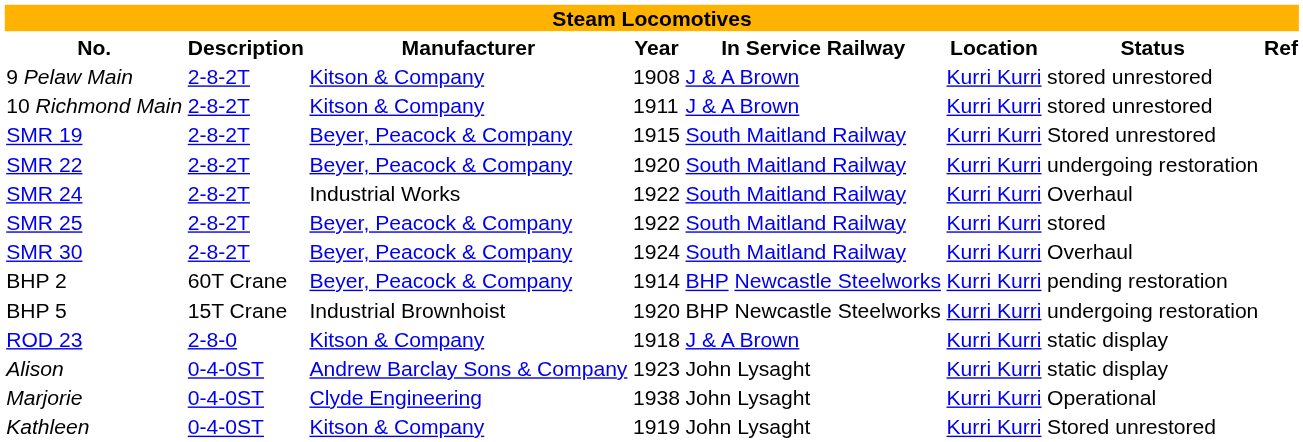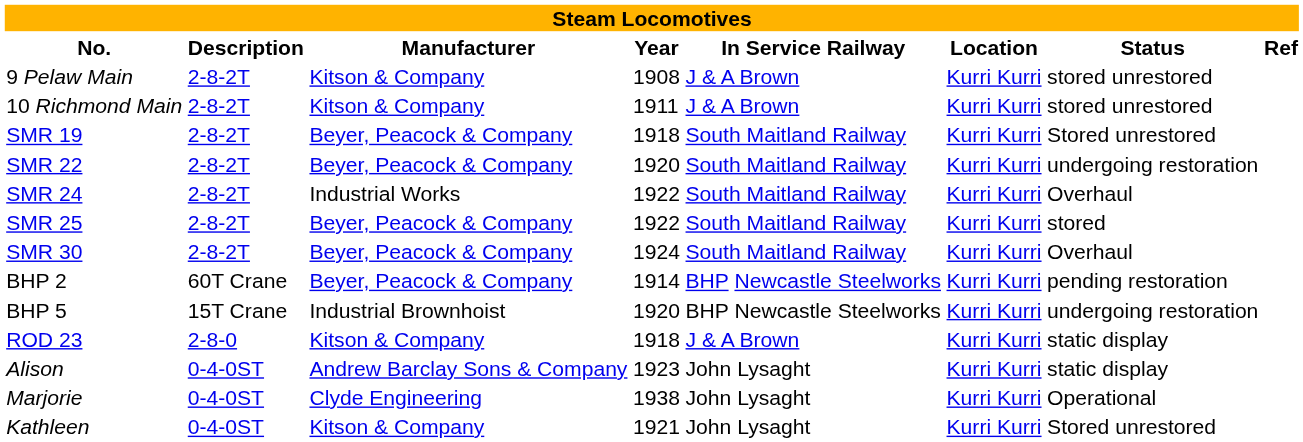(656, 135) 1915 -> (656, 135) 1918
(656, 427) 1919 -> (656, 427) 1921
